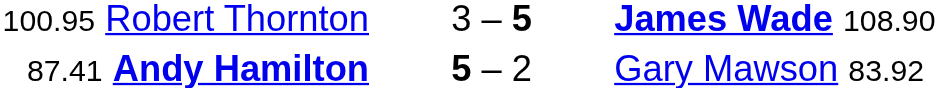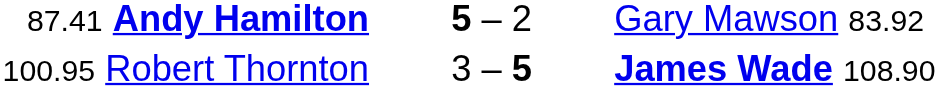rows swapped: (198, 68) <-> (186, 18)
